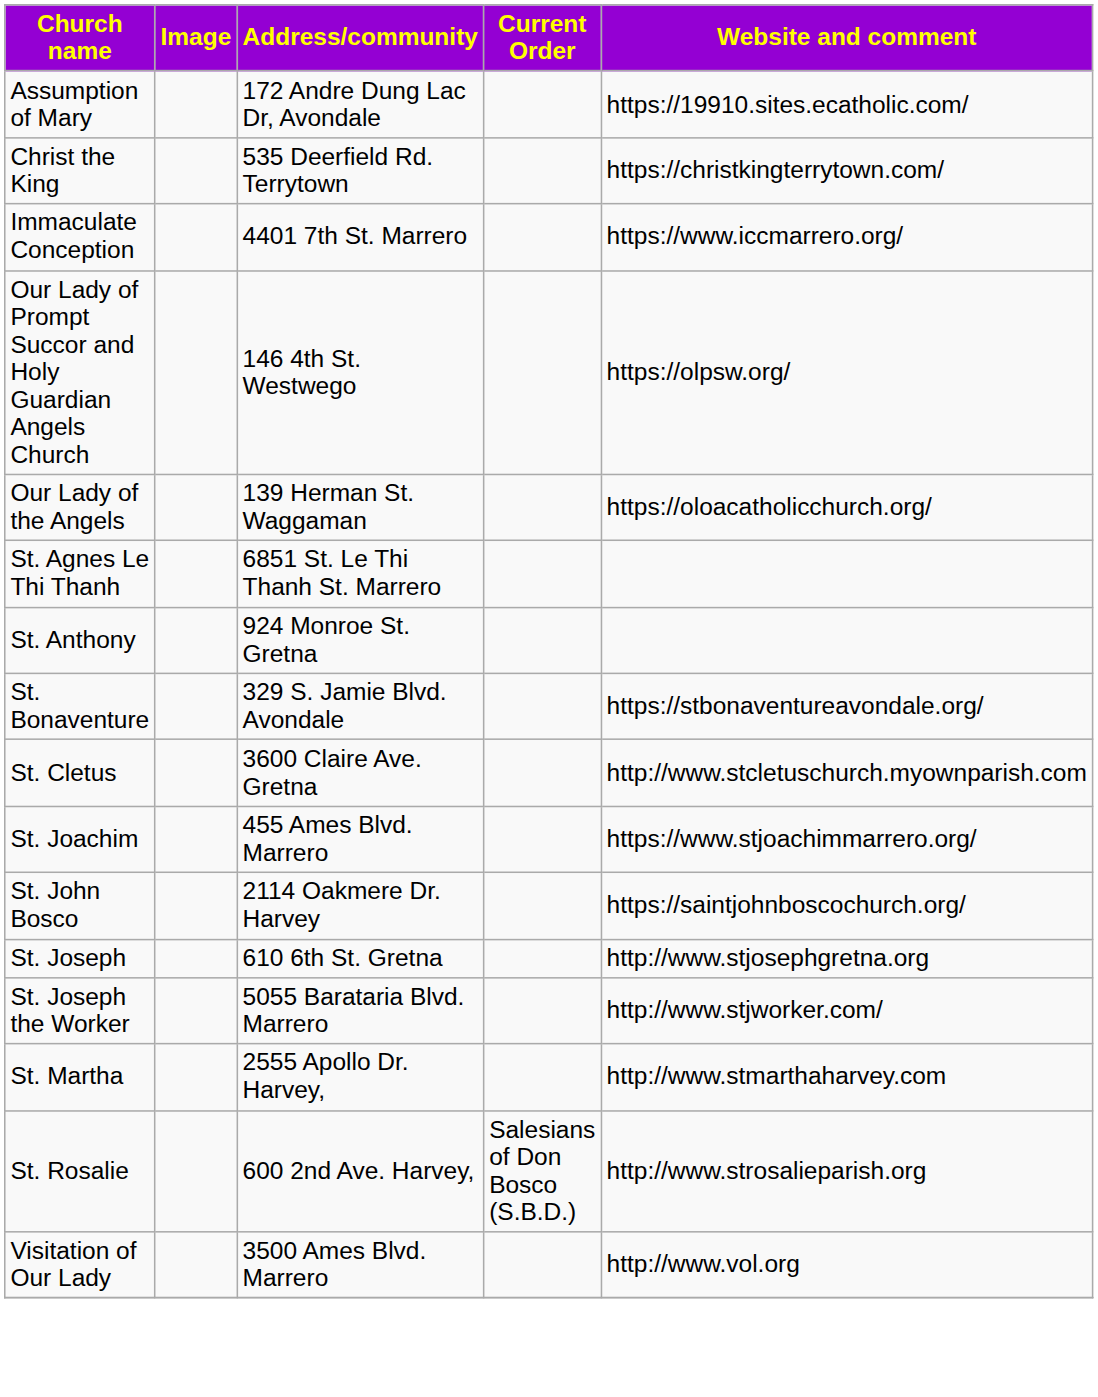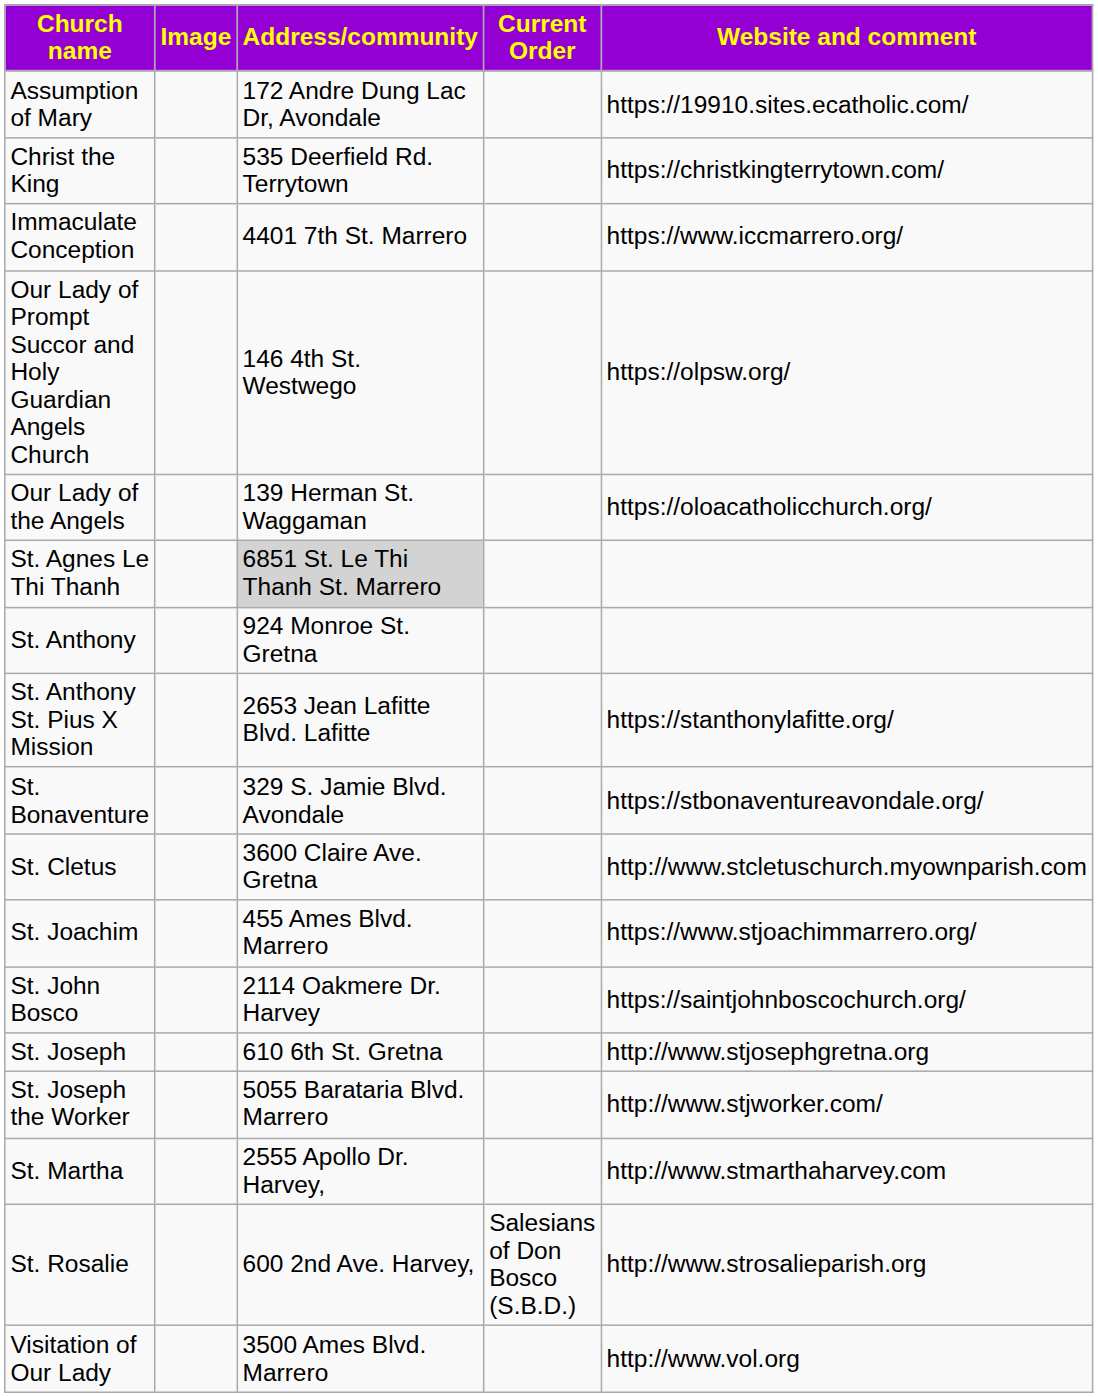(342, 573) no background -> (342, 573) lightgrey background
+ row: (73, 720)
